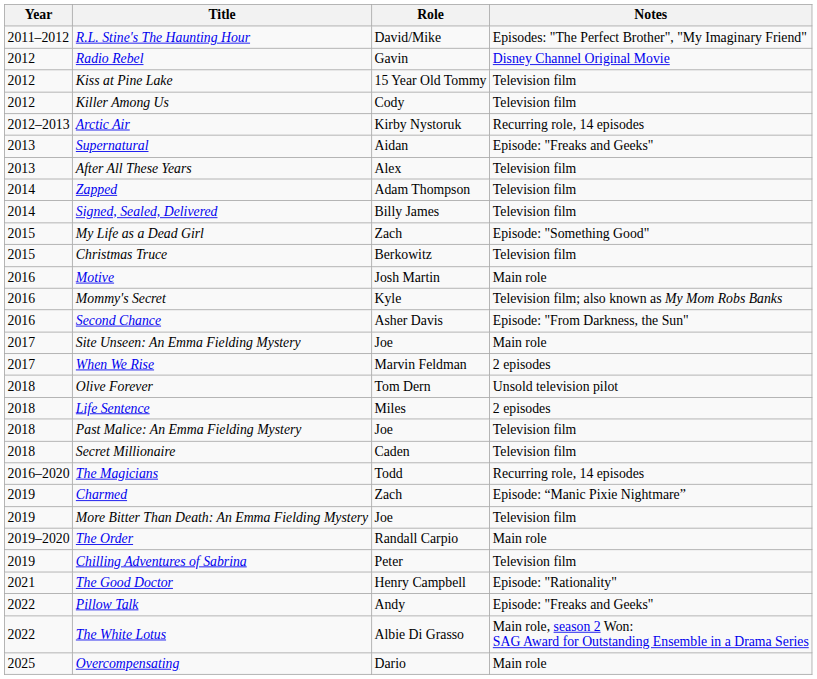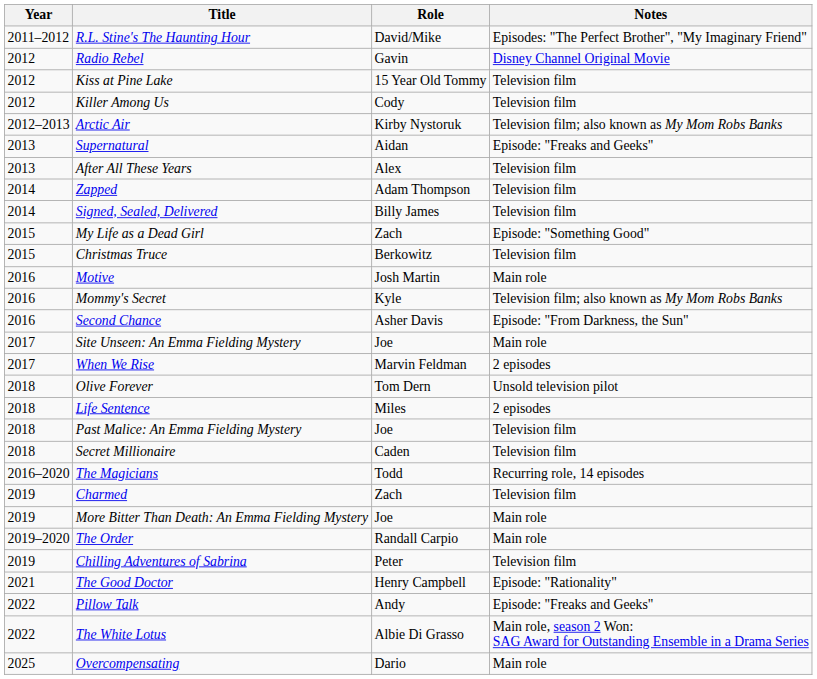(568, 124) Recurring role, 14 episodes -> (638, 124) Television film; also known as My Mom Robs Banks
(589, 495) Episode: “Manic Pixie Nightmare” -> (535, 495) Television film
(535, 517) Television film -> (520, 517) Main role
